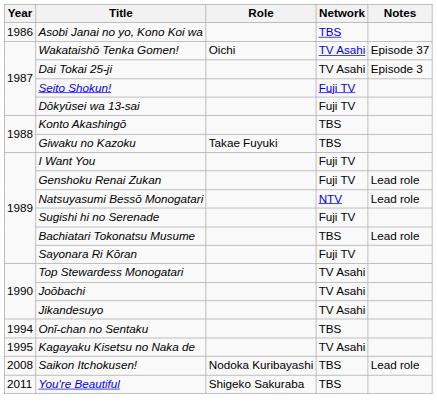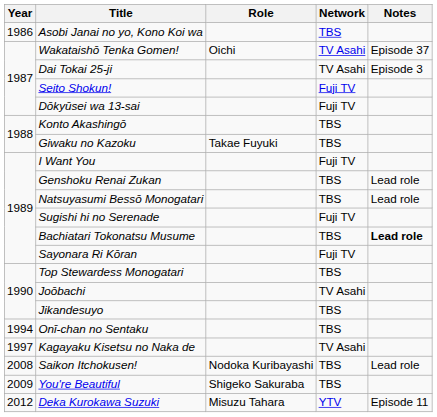(337, 180) Fuji TV -> (330, 180) TBS
(330, 198) NTV -> (330, 198) TBS
(395, 236) normal -> (397, 236) bold
(342, 273) TV Asahi -> (330, 273) TBS
(342, 310) TV Asahi -> (330, 310) TBS
(20, 347) 1995 -> (20, 347) 1997
(20, 384) 2011 -> (20, 384) 2009
+ row: (99, 402)
